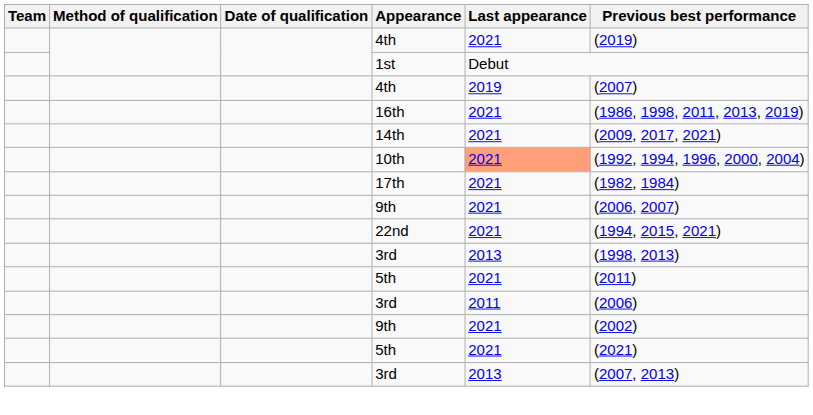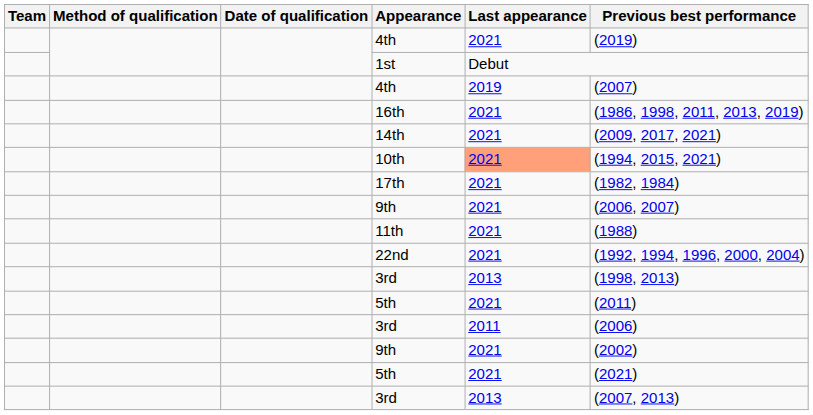(699, 159) (1992, 1994, 1996, 2000, 2004) -> (657, 159) (1994, 2015, 2021)
+ row: (27, 231)
(657, 231) (1994, 2015, 2021) -> (699, 254) (1992, 1994, 1996, 2000, 2004)
